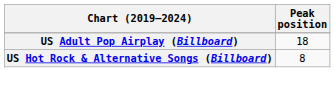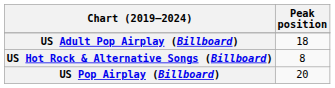+ row: (140, 75)
